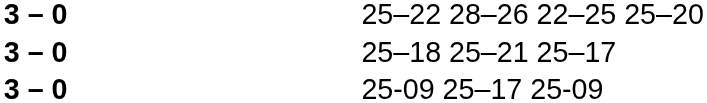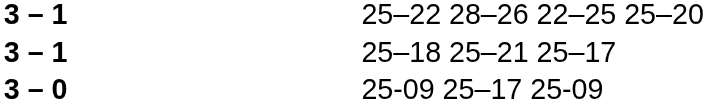(36, 14) 3 – 0 -> (36, 14) 3 – 1
(36, 52) 3 – 0 -> (36, 52) 3 – 1
